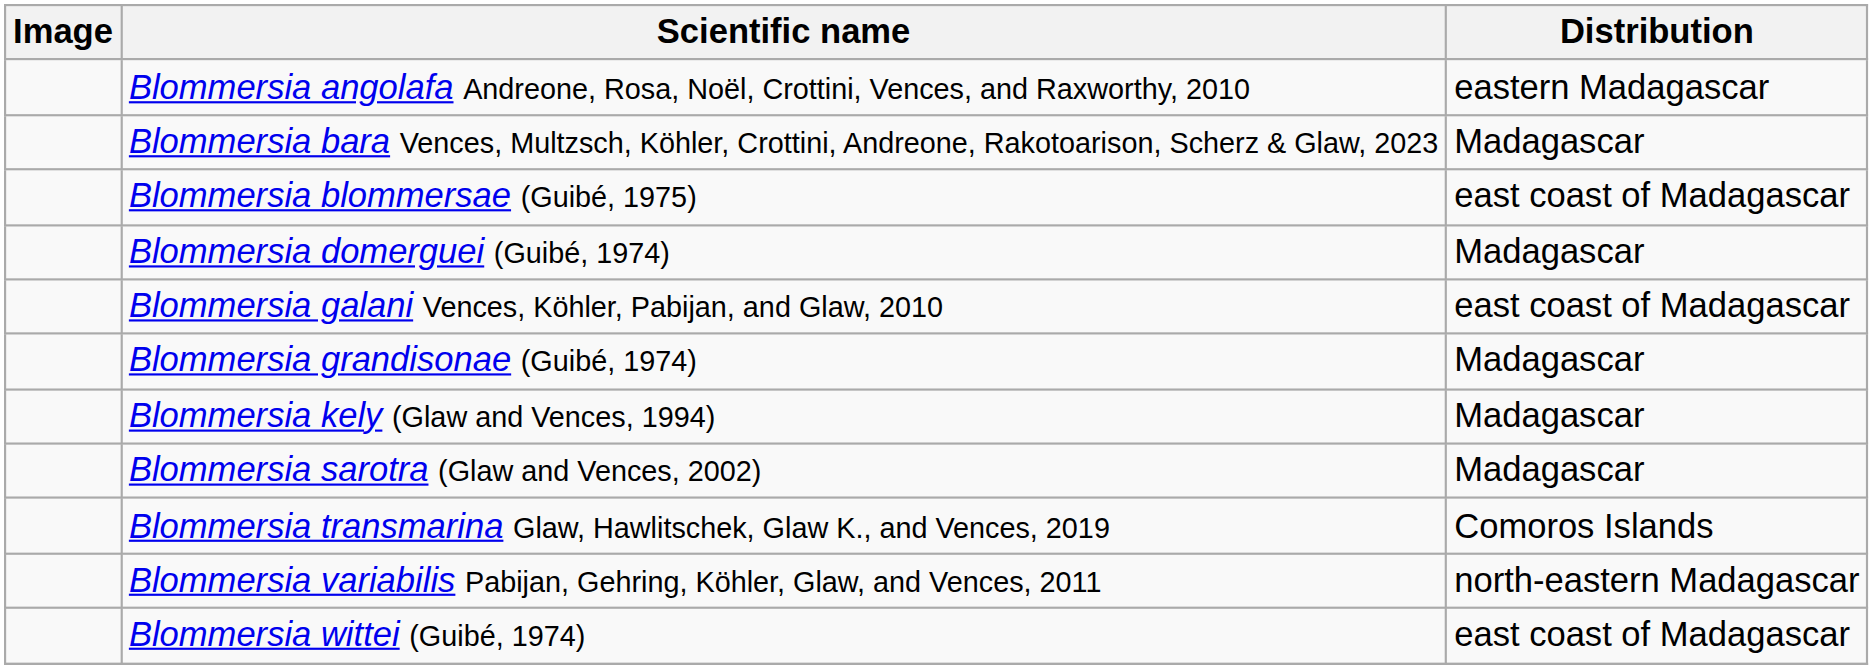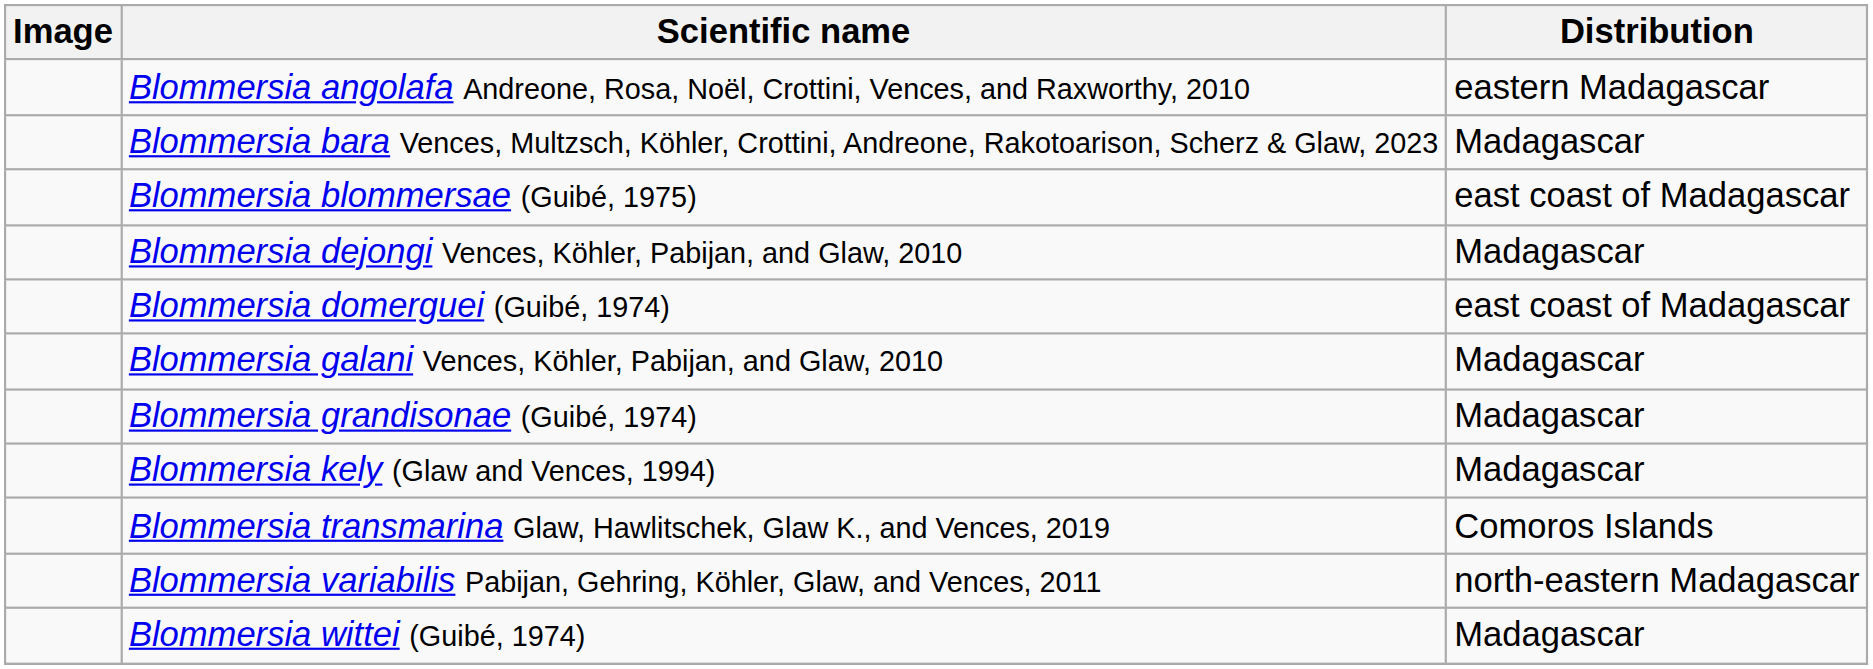+ row: (546, 251)
(1549, 251) Madagascar -> (1652, 305) east coast of Madagascar
(1652, 305) east coast of Madagascar -> (1549, 360) Madagascar
- row: (445, 470)
(1652, 634) east coast of Madagascar -> (1549, 634) Madagascar
